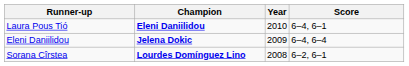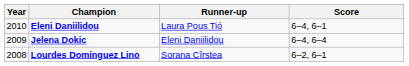columns swapped: (277, 12) <-> (69, 12)
